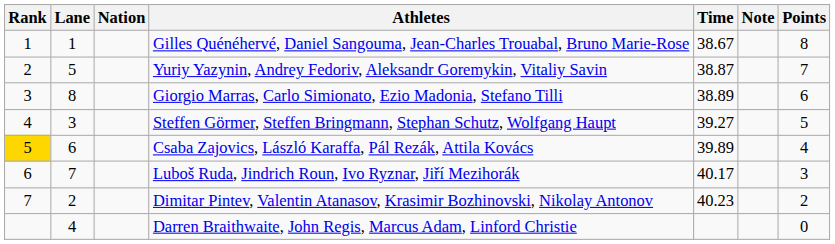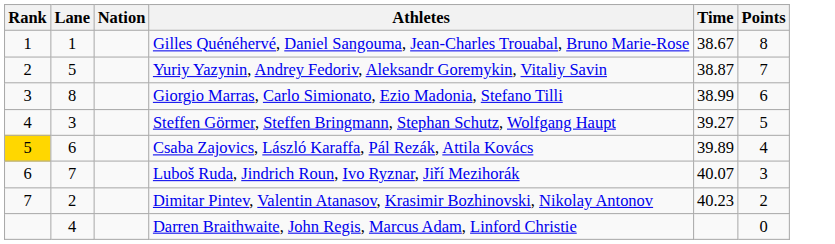- column: (758, 17)
(715, 95) 38.89 -> (715, 95) 38.99
(715, 174) 40.17 -> (715, 174) 40.07
